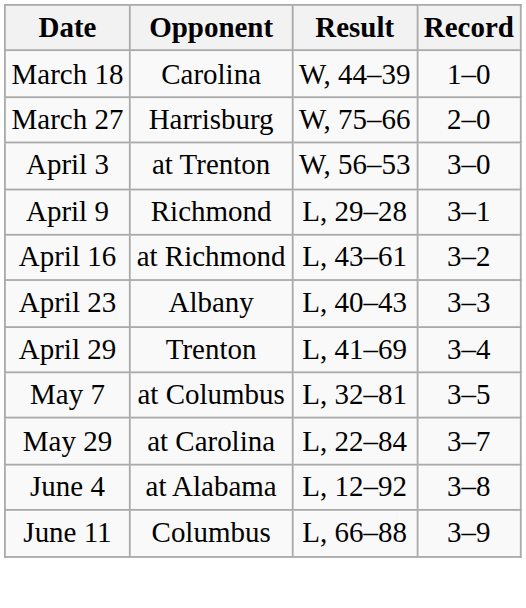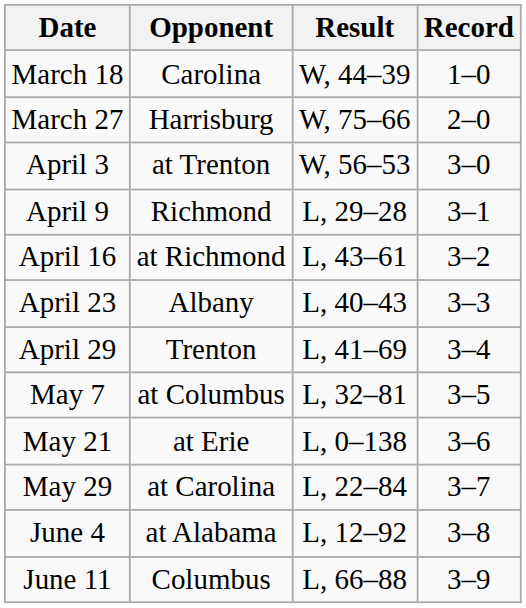+ row: (67, 440)
